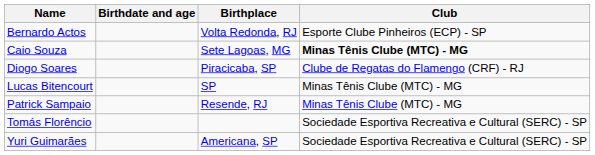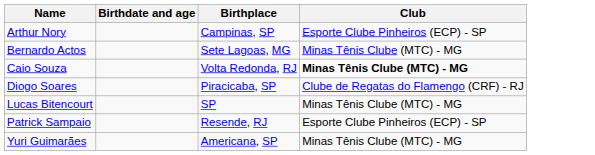+ row: (36, 31)
(249, 31) Volta Redonda, RJ -> (246, 50) Sete Lagoas, MG
(394, 31) Esporte Clube Pinheiros (ECP) - SP -> (382, 50) Minas Tênis Clube (MTC) - MG
(246, 50) Sete Lagoas, MG -> (249, 68) Volta Redonda, RJ
(382, 104) Minas Tênis Clube (MTC) - MG -> (394, 123) Esporte Clube Pinheiros (ECP) - SP
- row: (49, 123)
(445, 141) Sociedade Esportiva Recreativa e Cultural (SERC) - SP -> (382, 141) Minas Tênis Clube (MTC) - MG
